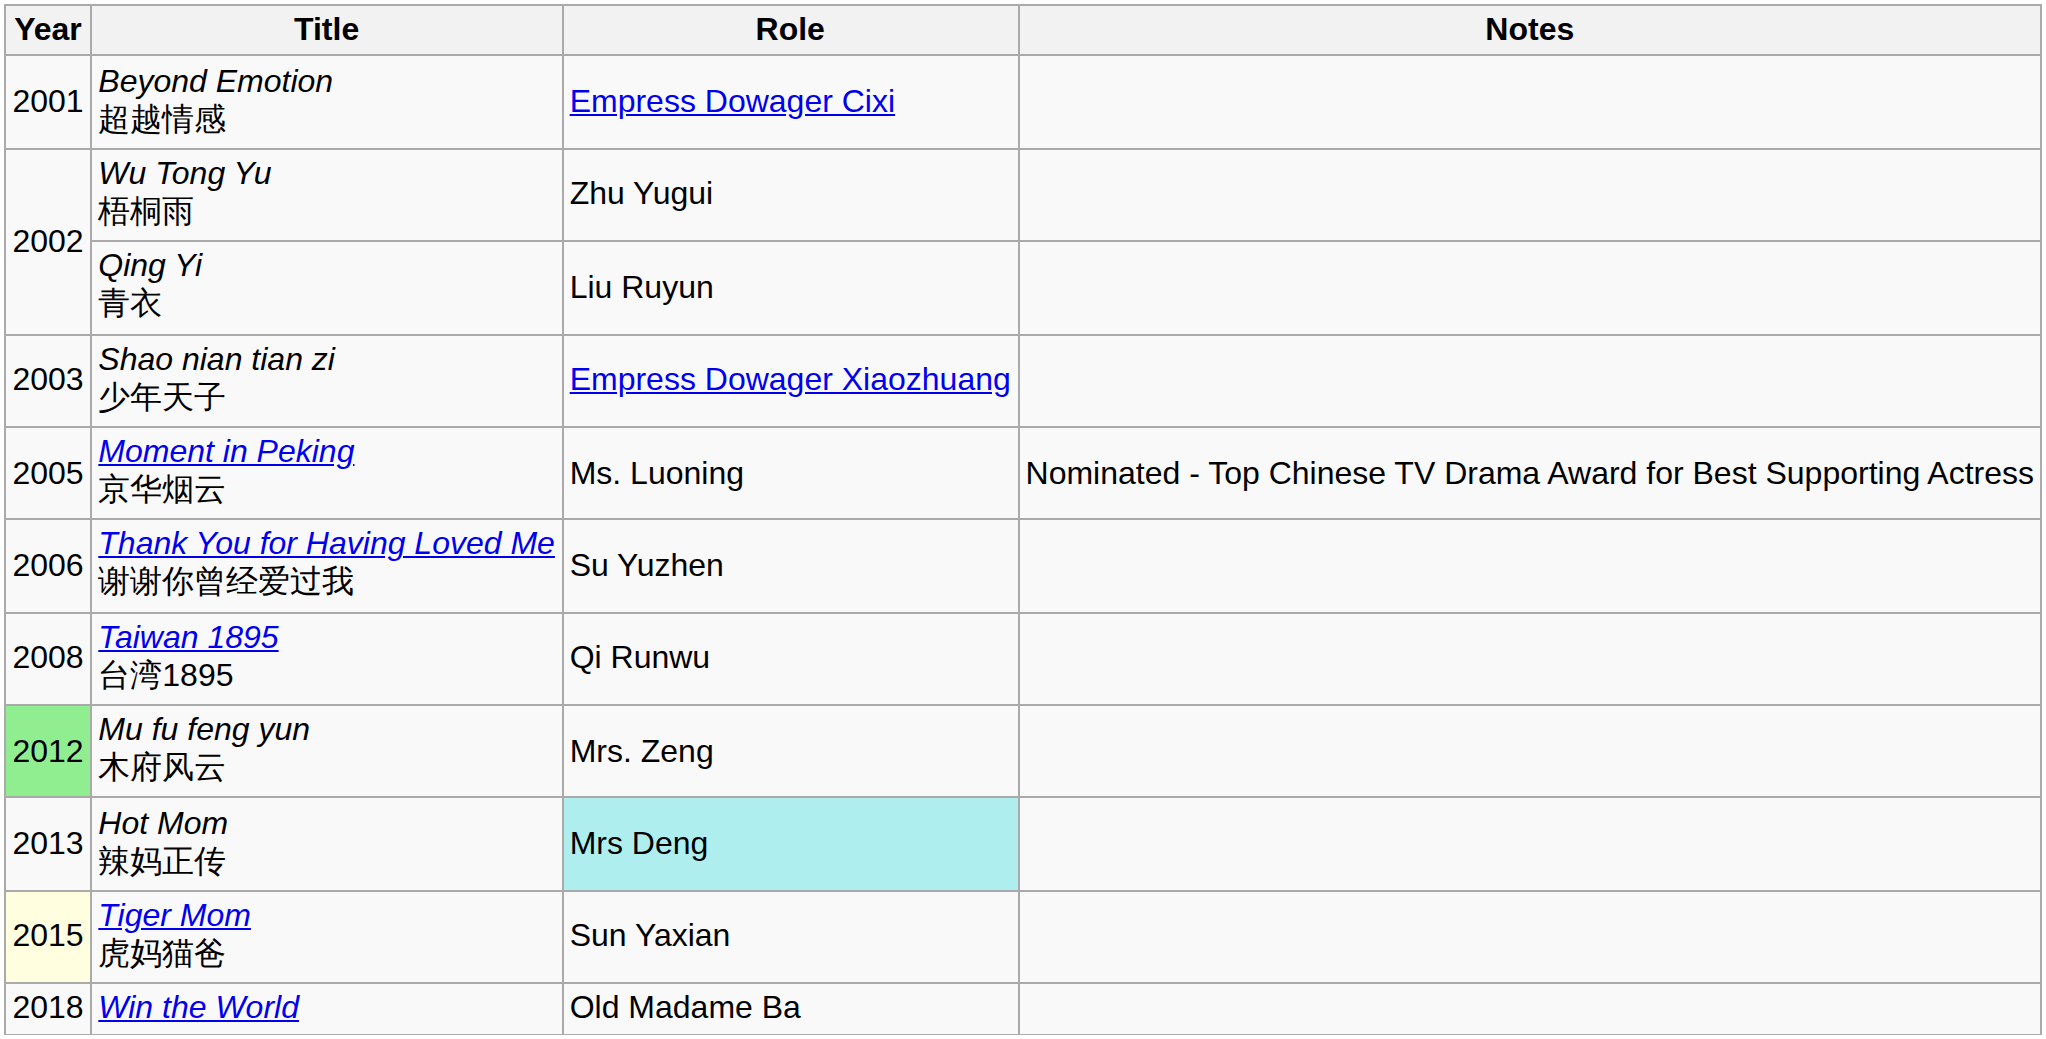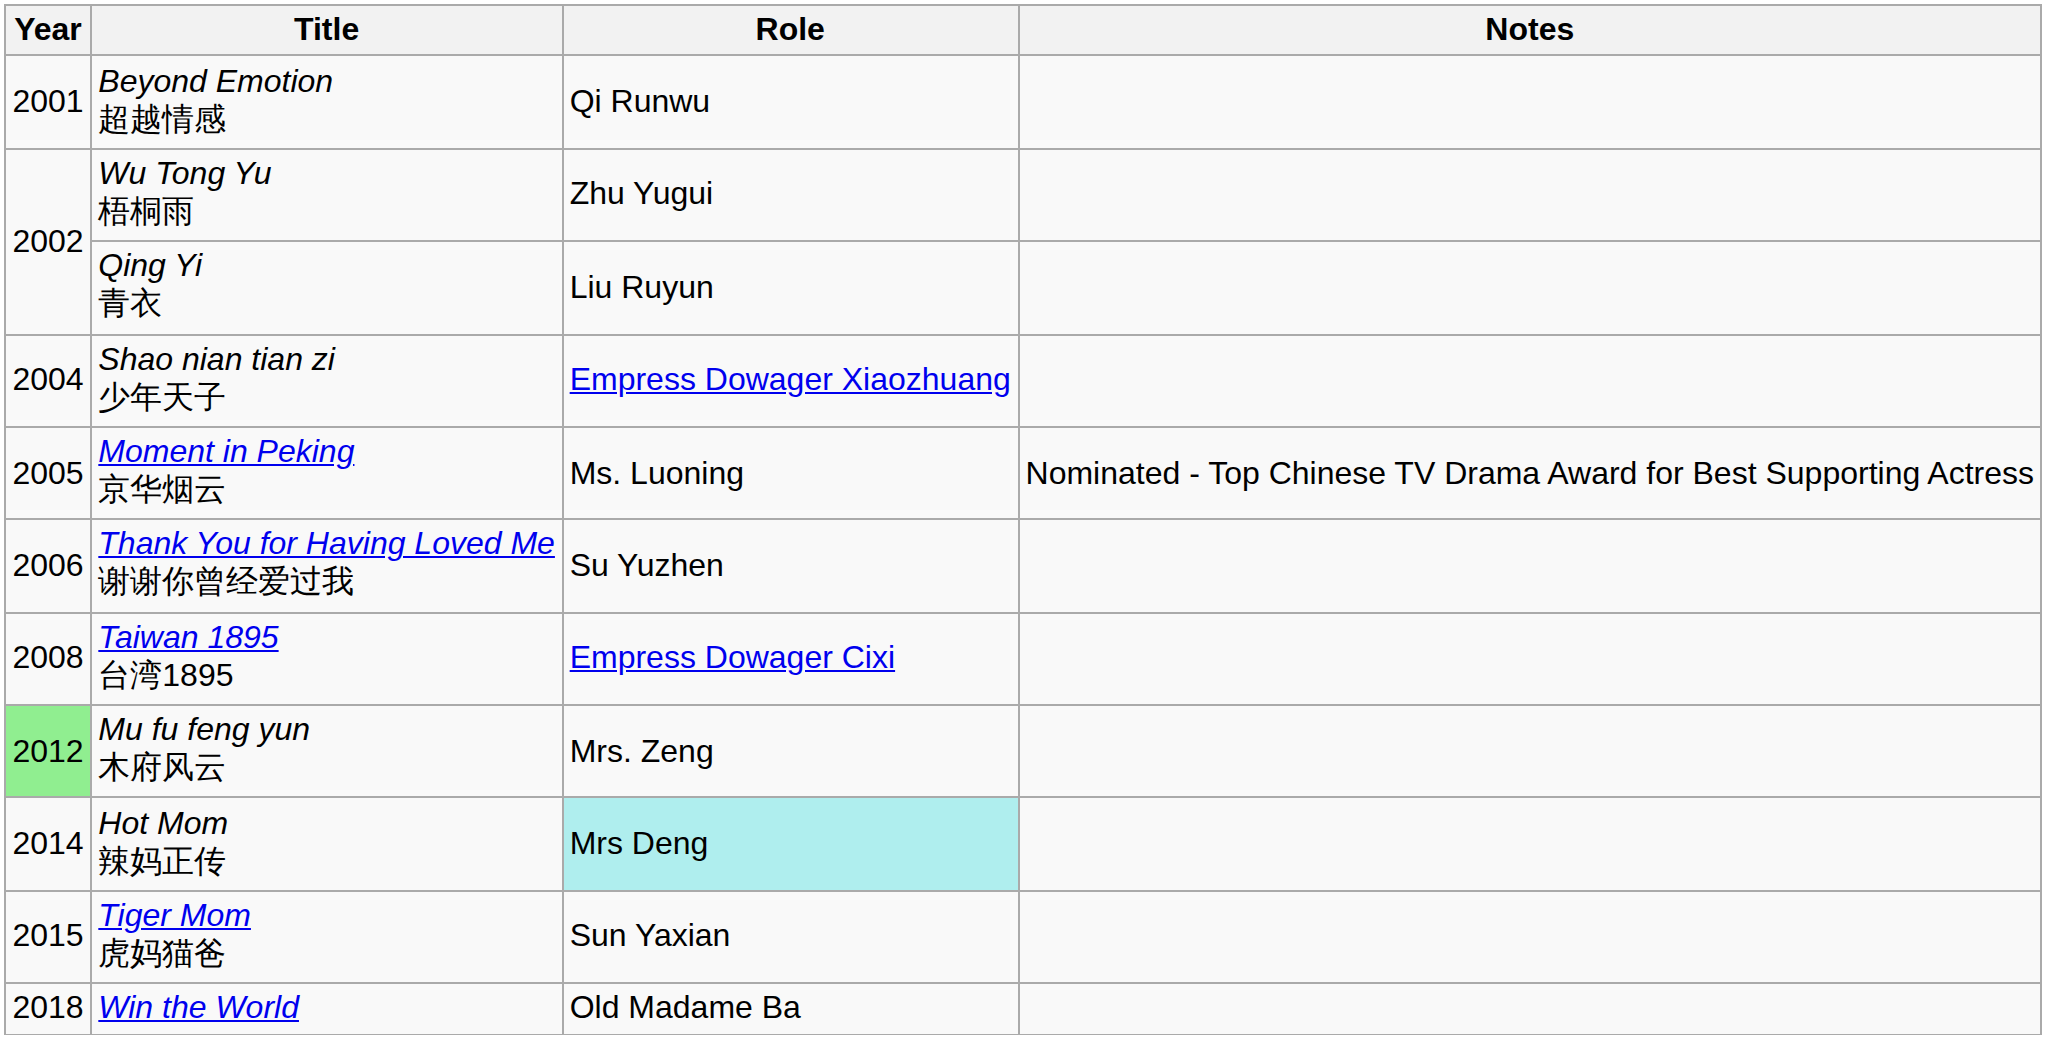(732, 101) Empress Dowager Cixi -> (640, 101) Qi Runwu
(48, 379) 2003 -> (48, 379) 2004
(640, 658) Qi Runwu -> (732, 658) Empress Dowager Cixi
(48, 843) 2013 -> (48, 843) 2014
(48, 936) lightyellow background -> (48, 936) no background
